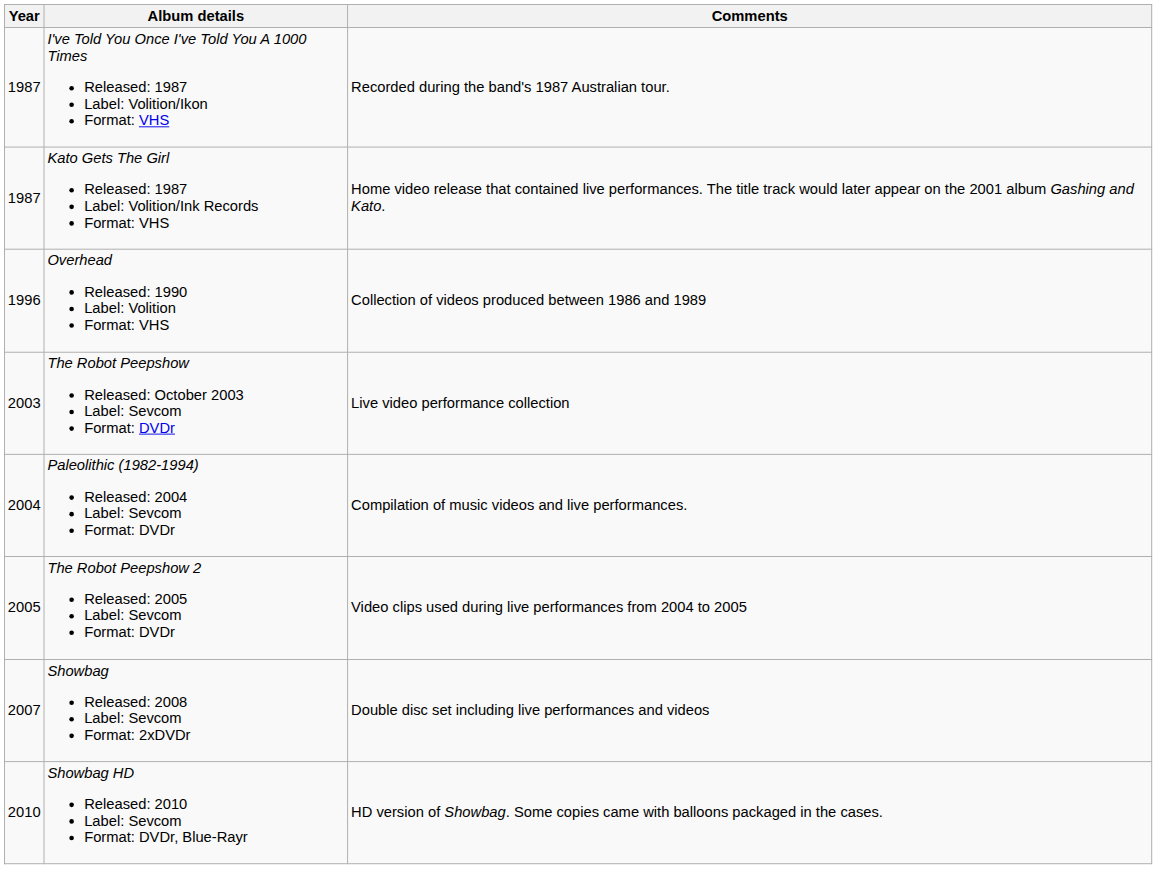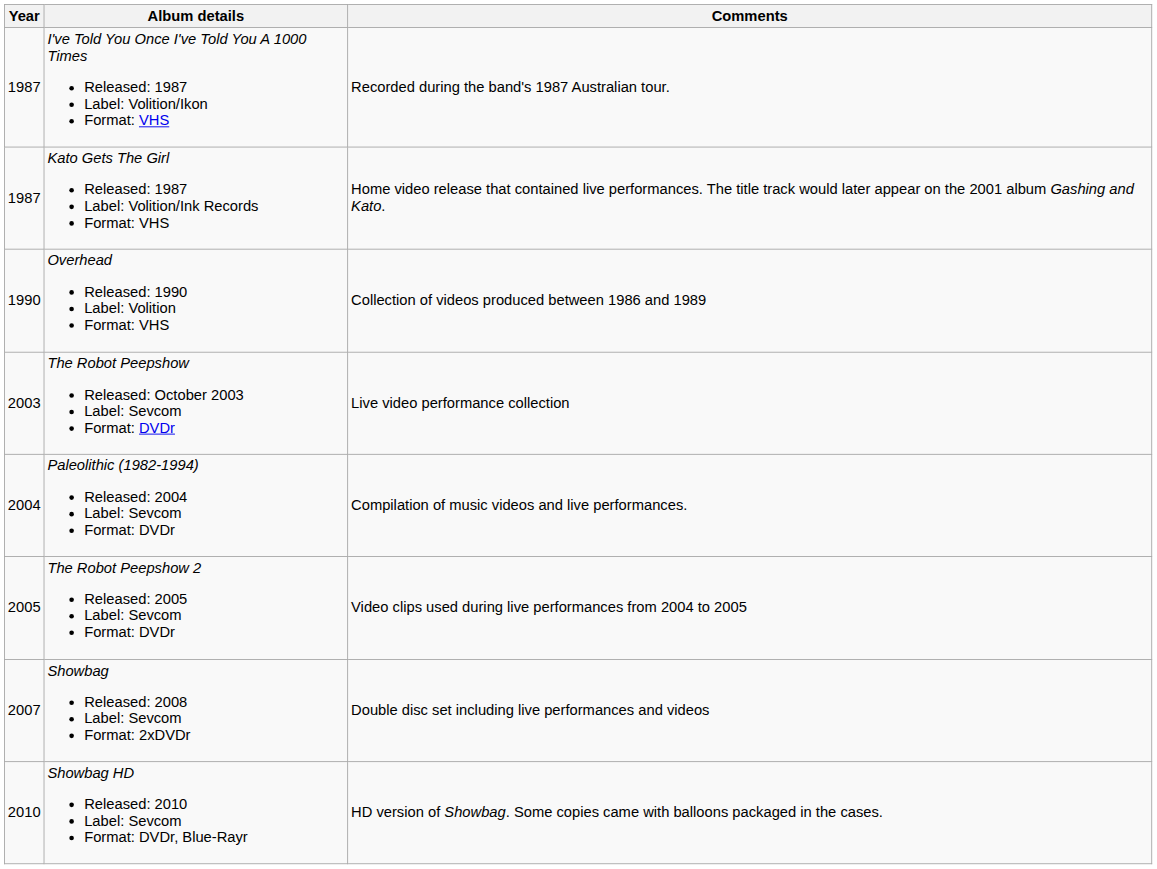(24, 300) 1996 -> (24, 300) 1990
